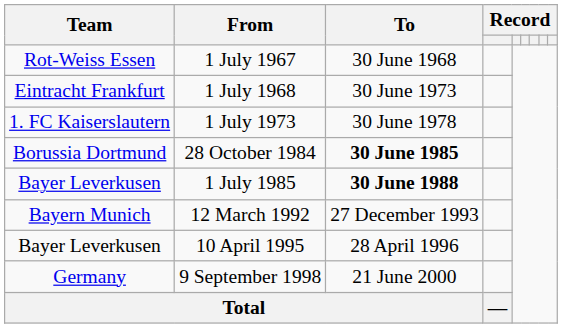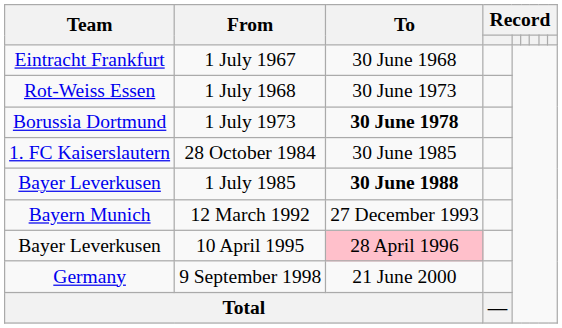(90, 59) Rot-Weiss Essen -> (90, 59) Eintracht Frankfurt
(90, 90) Eintracht Frankfurt -> (90, 90) Rot-Weiss Essen
(90, 121) 1. FC Kaiserslautern -> (90, 121) Borussia Dortmund
(404, 121) normal -> (404, 121) bold
(90, 152) Borussia Dortmund -> (90, 152) 1. FC Kaiserslautern
(404, 152) bold -> (404, 152) normal
(404, 245) no background -> (404, 245) pink background
